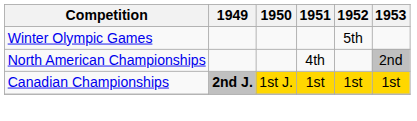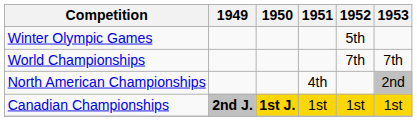+ row: (76, 60)
(276, 82) normal -> (277, 104) bold
